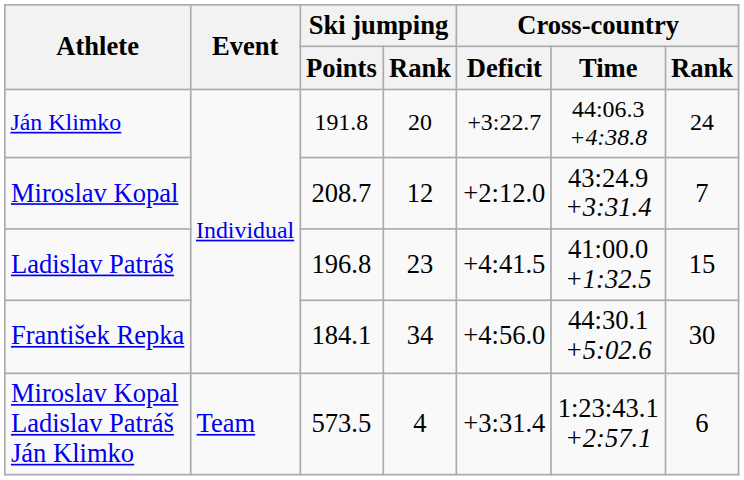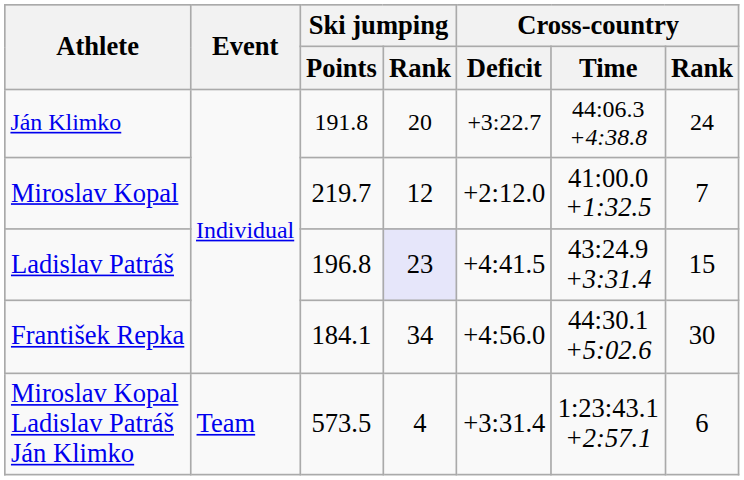(341, 192) 208.7 -> (341, 192) 219.7
(608, 192) 43:24.9 +3:31.4 -> (608, 192) 41:00.0 +1:32.5
(420, 264) no background -> (420, 264) lavender background
(608, 264) 41:00.0 +1:32.5 -> (608, 264) 43:24.9 +3:31.4
